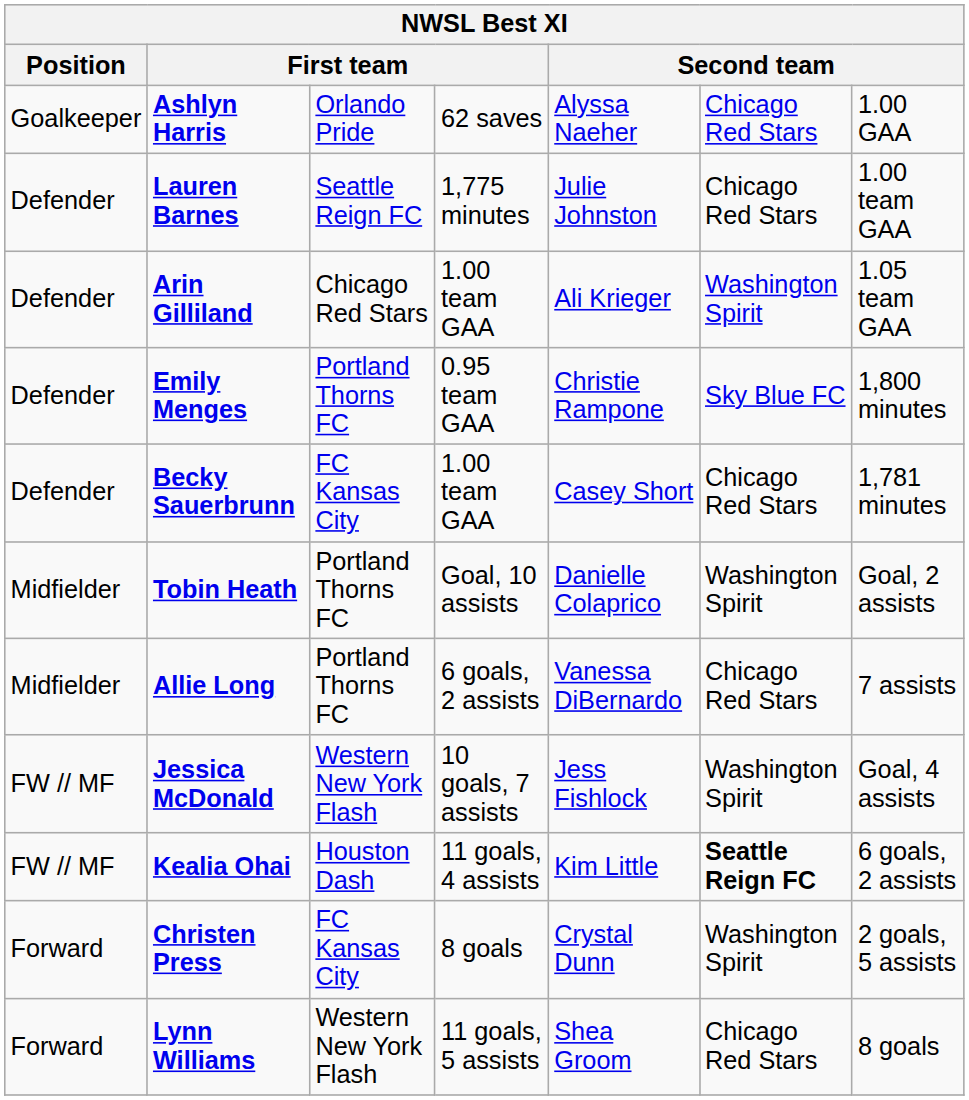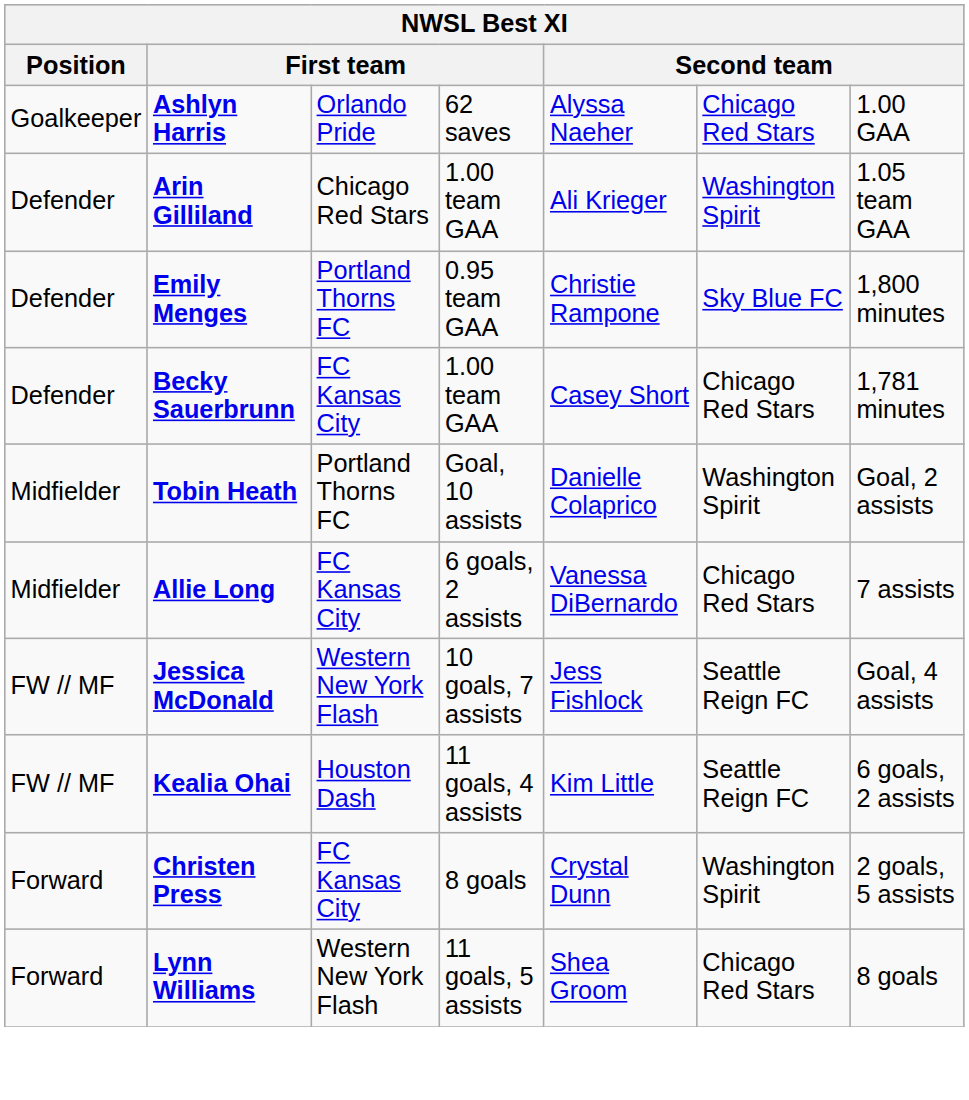- row: (196, 201)
(362, 686) Portland Thorns FC -> (359, 589) FC Kansas City
(771, 783) Washington Spirit -> (756, 686) Seattle Reign FC
(760, 866) bold -> (756, 783) normal
